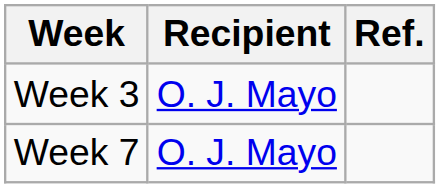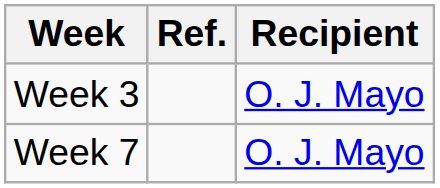columns swapped: (247, 34) <-> (389, 34)
